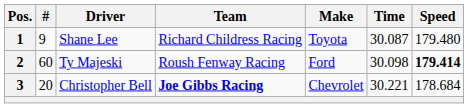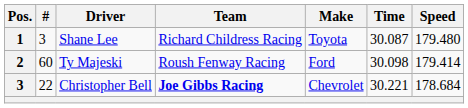(42, 39) 9 -> (42, 39) 3
(438, 62) bold -> (438, 62) normal
(46, 85) 20 -> (46, 85) 22
